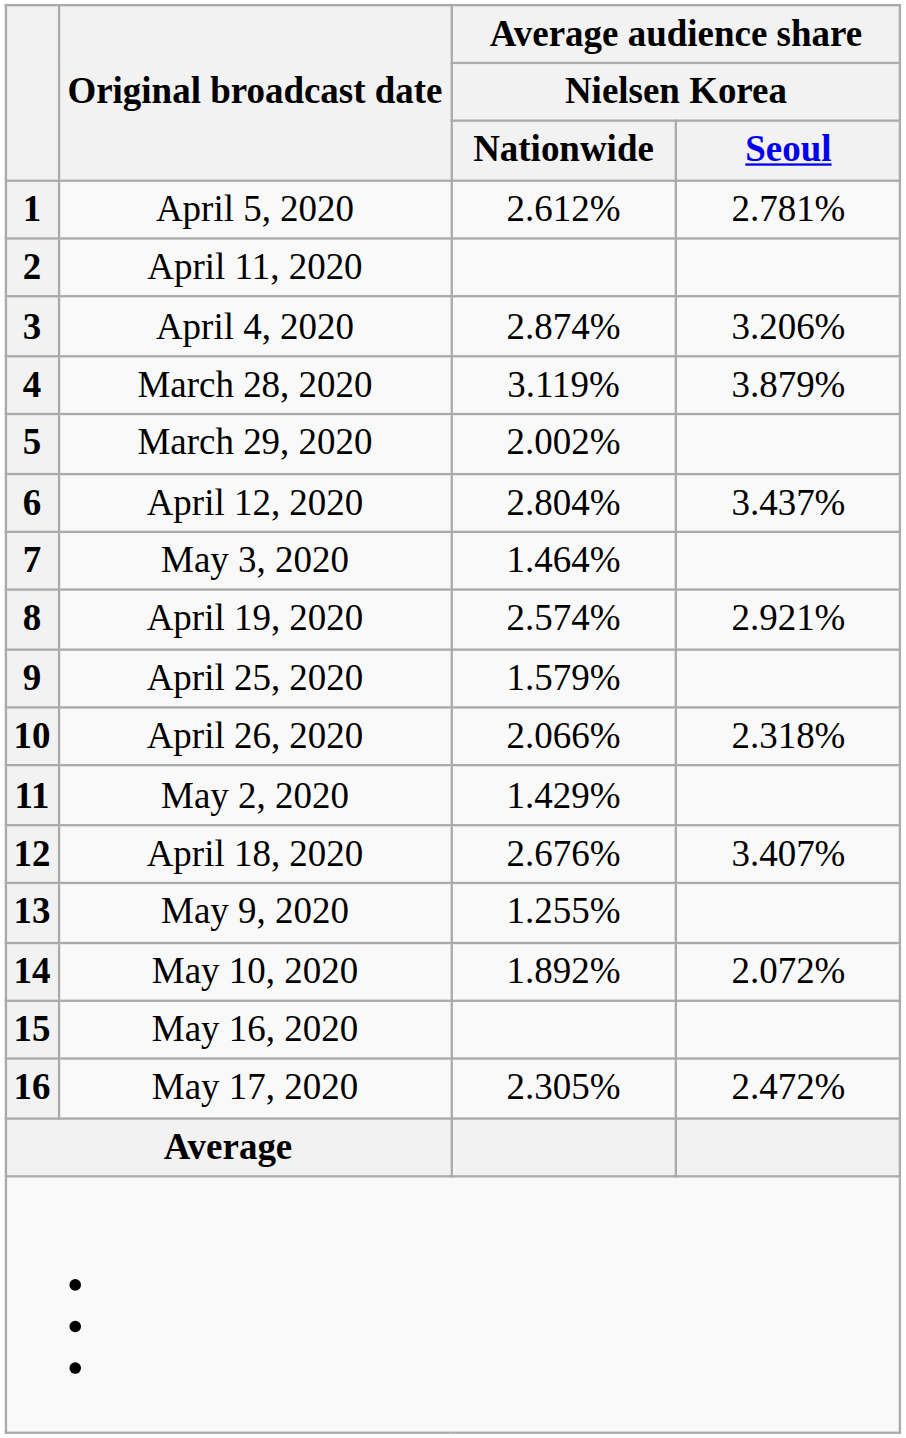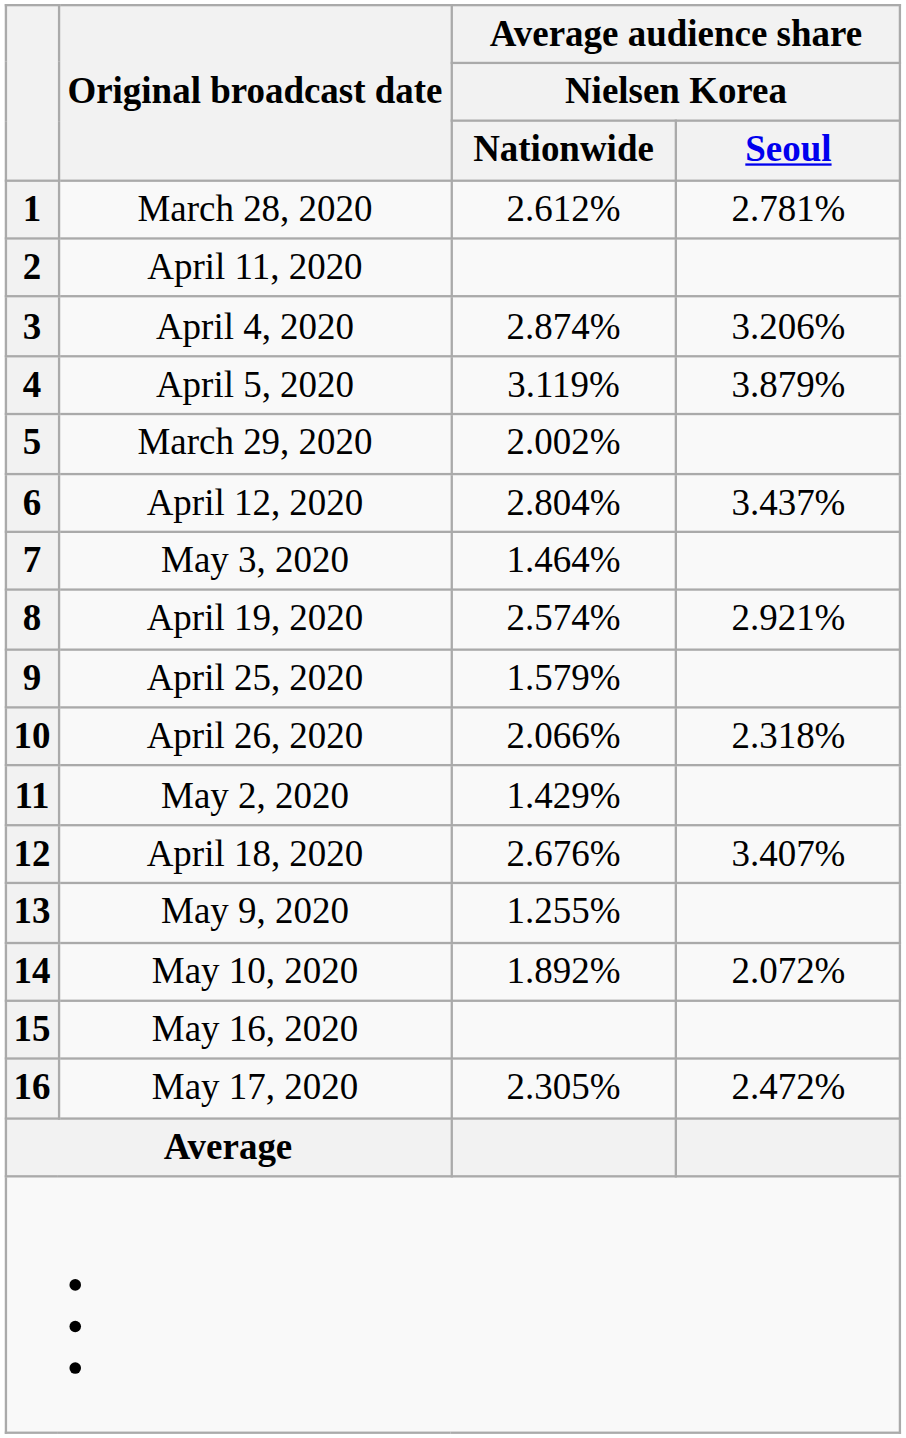(255, 208) April 5, 2020 -> (255, 208) March 28, 2020
(255, 384) March 28, 2020 -> (255, 384) April 5, 2020
